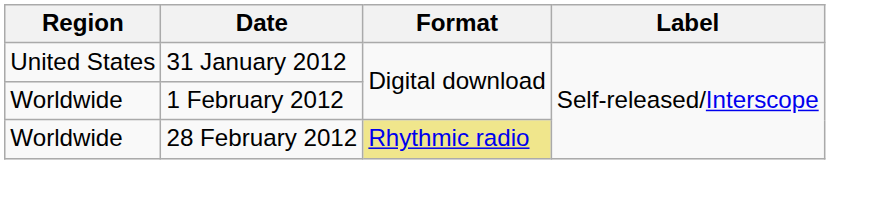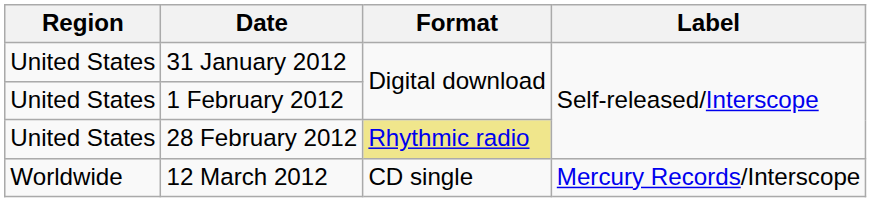(66, 100) Worldwide -> (83, 100) United States
(66, 138) Worldwide -> (83, 138) United States
+ row: (247, 176)
